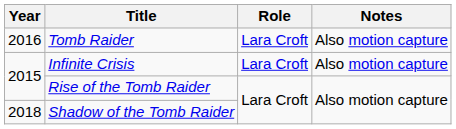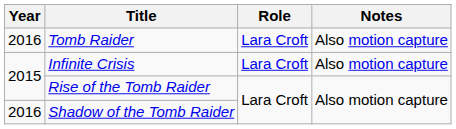(25, 111) 2018 -> (25, 111) 2016
